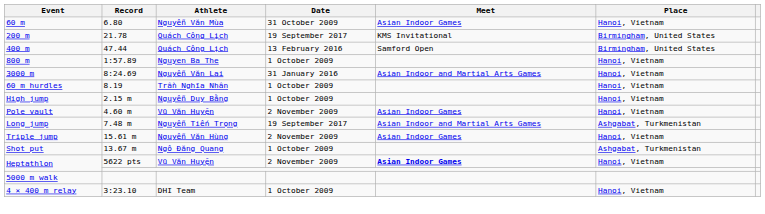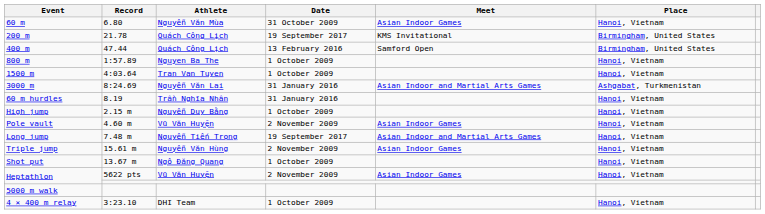+ row: (20, 74)
(631, 74) Hanoi, Vietnam -> (650, 86) Ashgabat, Turkmenistan
(300, 86) 1 October 2009 -> (303, 99) 31 January 2016
(650, 124) Ashgabat, Turkmenistan -> (631, 137) Hanoi, Vietnam
(650, 149) Ashgabat, Turkmenistan -> (631, 162) Hanoi, Vietnam
(419, 162) bold -> (419, 174) normal
